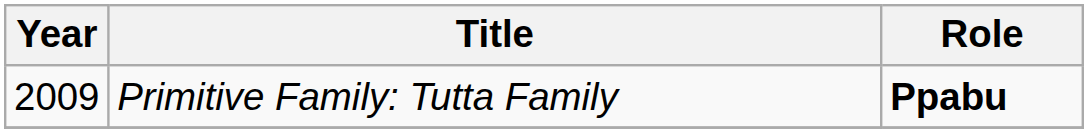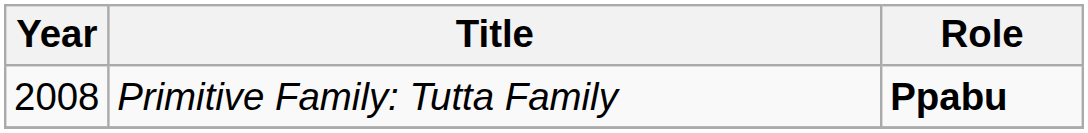(57, 95) 2009 -> (57, 95) 2008
